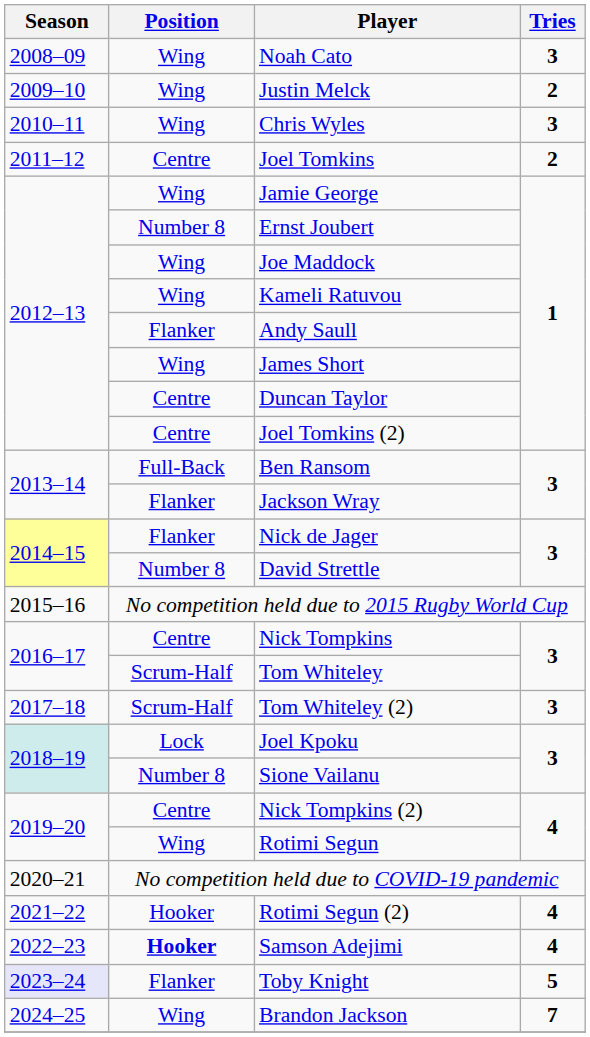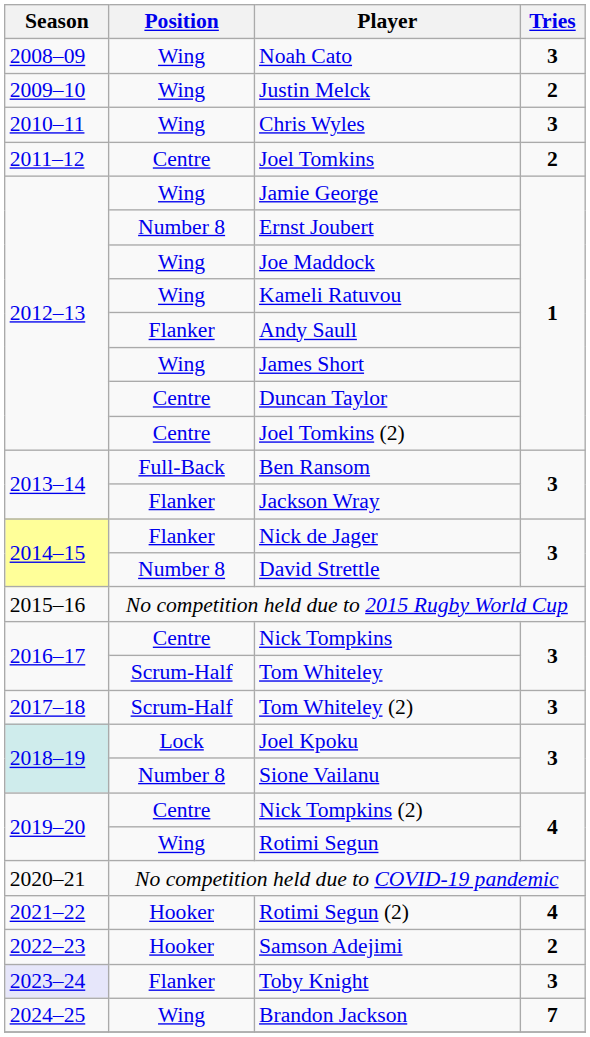(182, 946) bold -> (182, 946) normal
(553, 946) 4 -> (553, 946) 2
(553, 980) 5 -> (553, 980) 3
